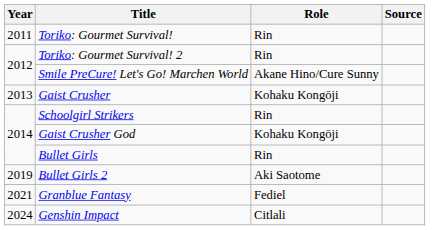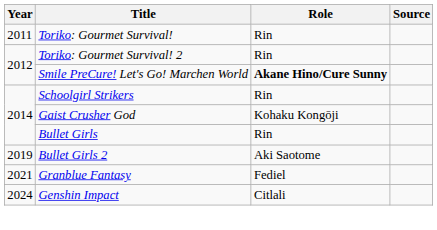(316, 74) normal -> (321, 74) bold
- row: (74, 94)
